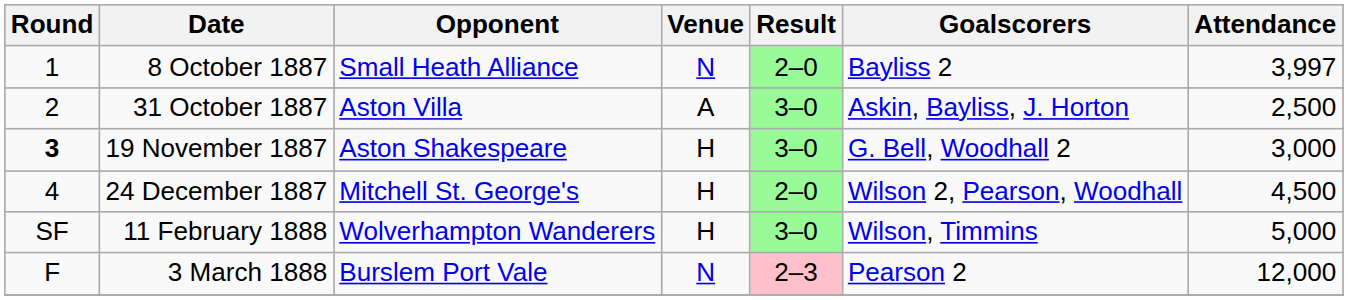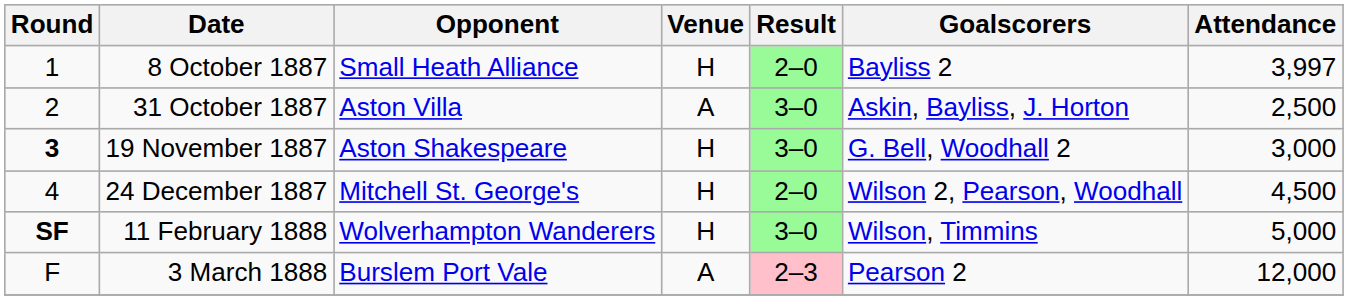(706, 66) N -> (706, 66) H
(52, 231) normal -> (52, 231) bold
(706, 273) N -> (706, 273) A
